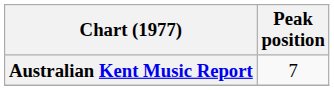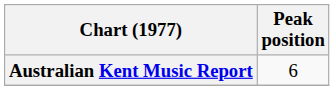(293, 70) 7 -> (293, 70) 6
